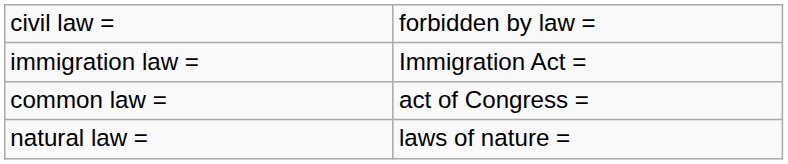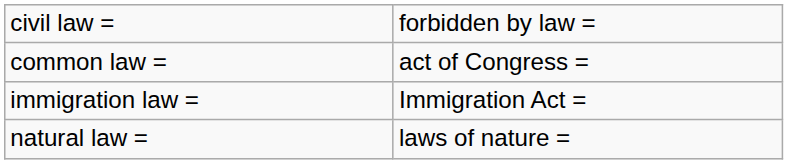rows swapped: (89, 100) <-> (105, 61)
